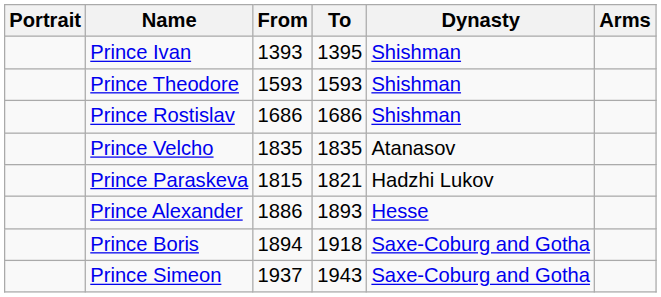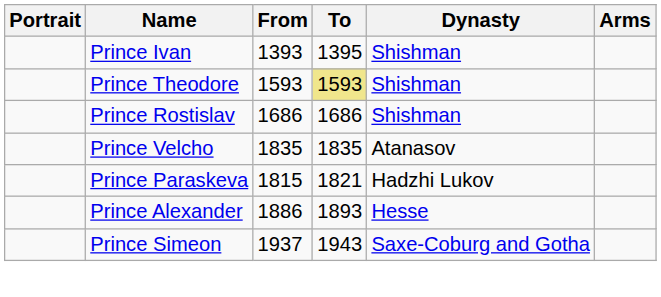(340, 84) no background -> (340, 84) khaki background
- row: (145, 244)
